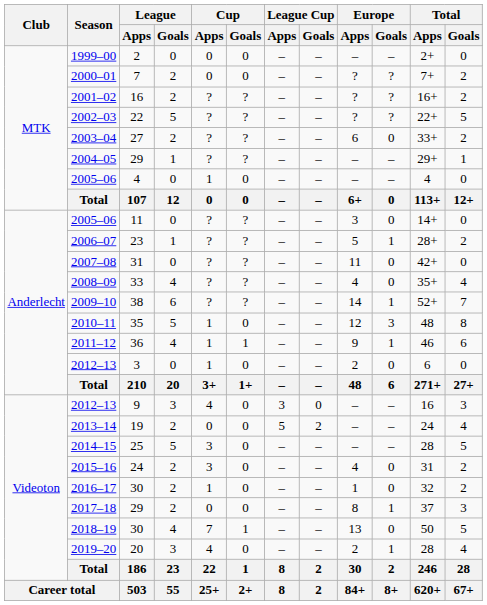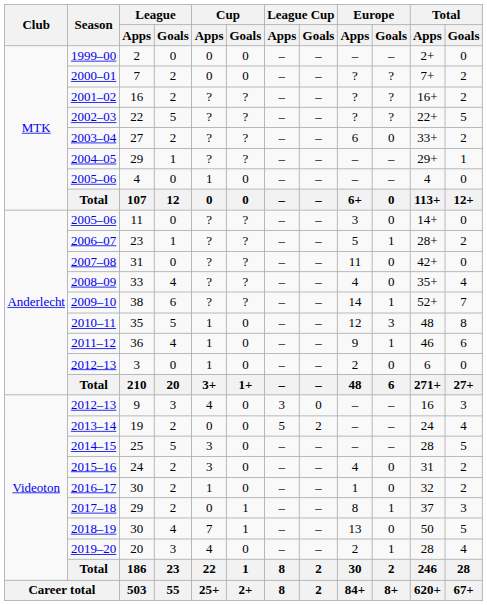(245, 343) 1 -> (245, 343) 0
(245, 508) 0 -> (245, 508) 1
